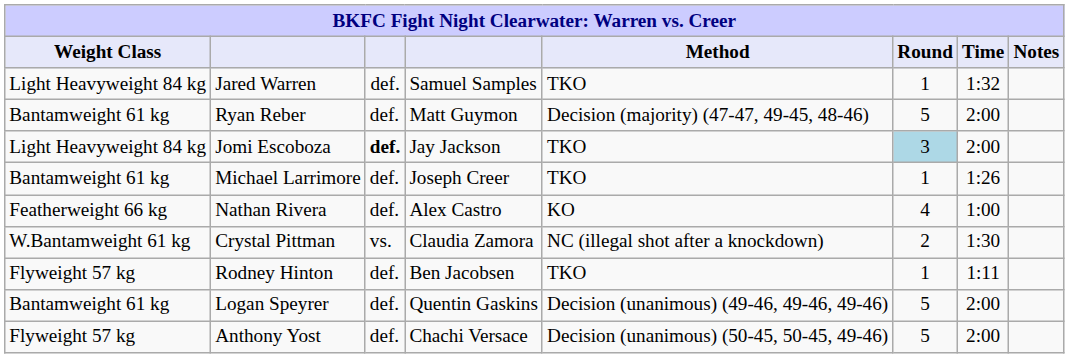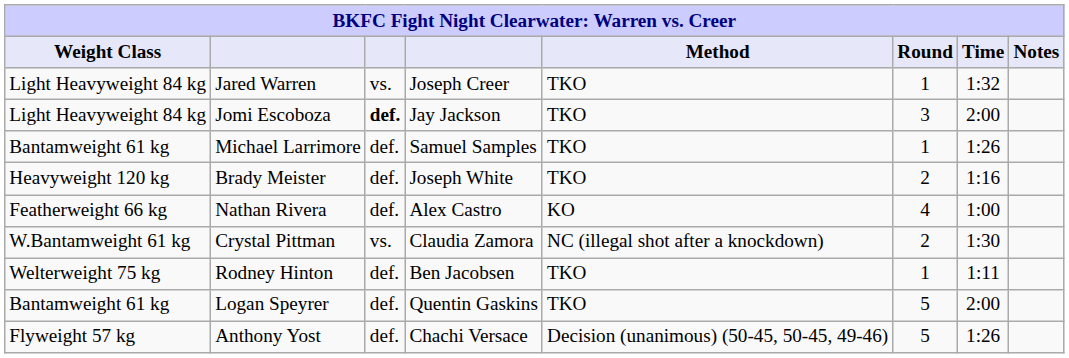(385, 83) def. -> (381, 83) vs.
(473, 83) Samuel Samples -> (459, 83) Joseph Creer
- row: (260, 115)
(925, 146) lightblue background -> (925, 115) no background
(459, 178) Joseph Creer -> (473, 146) Samuel Samples
+ row: (270, 178)
(72, 273) Flyweight 57 kg -> (85, 273) Welterweight 75 kg
(718, 304) Decision (unanimous) (49-46, 49-46, 49-46) -> (567, 304) TKO
(983, 336) 2:00 -> (983, 336) 1:26
